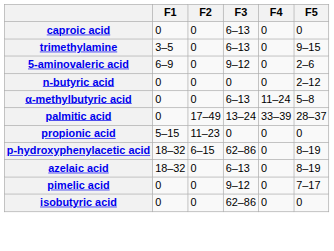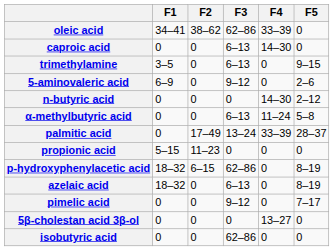+ row: (78, 30)
(264, 30) 0 -> (276, 47) 14–30
(264, 82) 0 -> (276, 99) 14–30
+ row: (78, 220)
